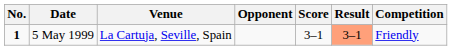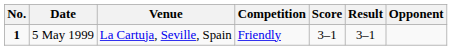columns swapped: (265, 14) <-> (409, 14)
(352, 34) lightsalmon background -> (365, 34) no background
